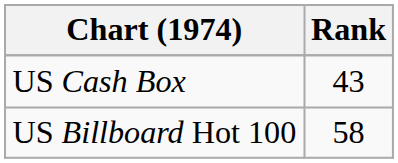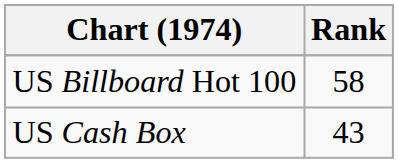rows swapped: (154, 132) <-> (99, 81)
